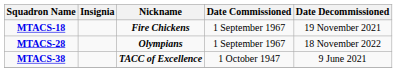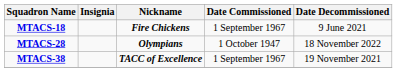(343, 28) 19 November 2021 -> (343, 28) 9 June 2021
(249, 43) 1 September 1967 -> (249, 43) 1 October 1947
(249, 59) 1 October 1947 -> (249, 59) 1 September 1967
(343, 59) 9 June 2021 -> (343, 59) 19 November 2021
